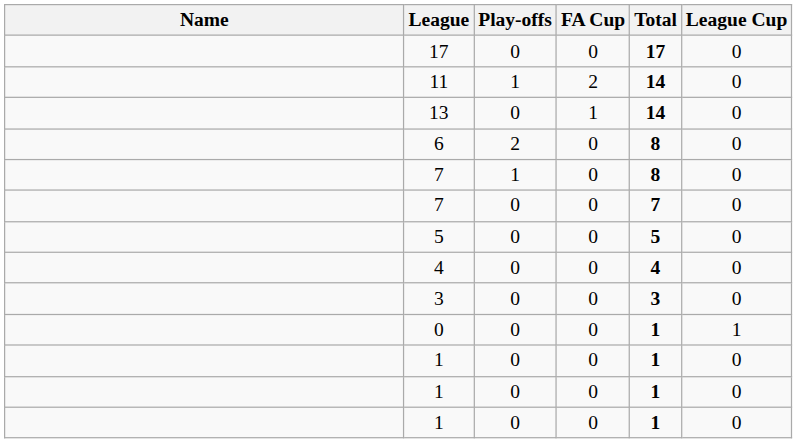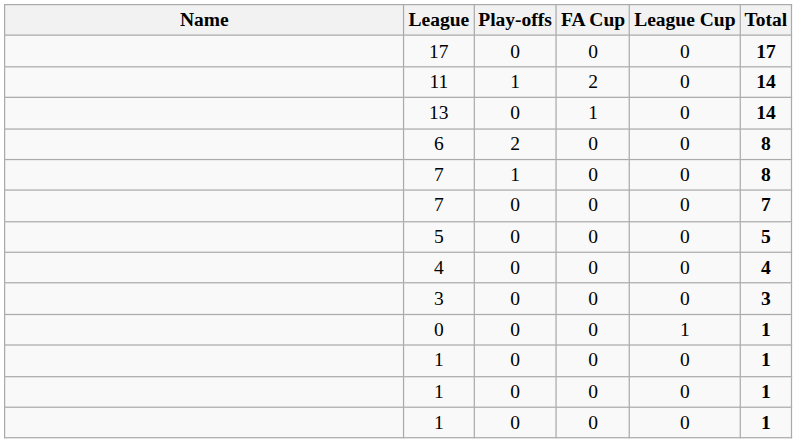columns swapped: (737, 19) <-> (655, 19)
